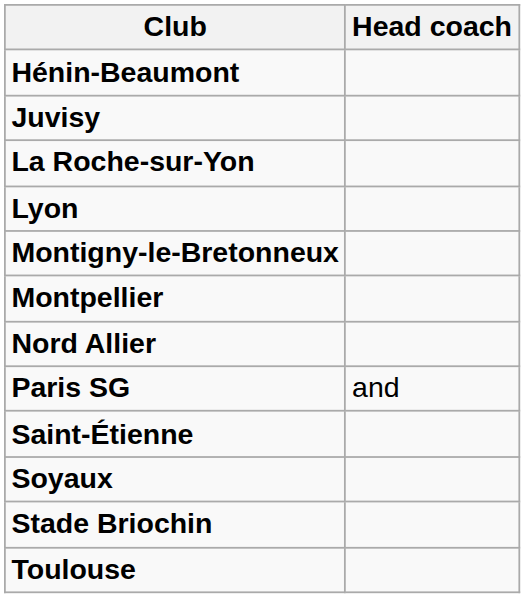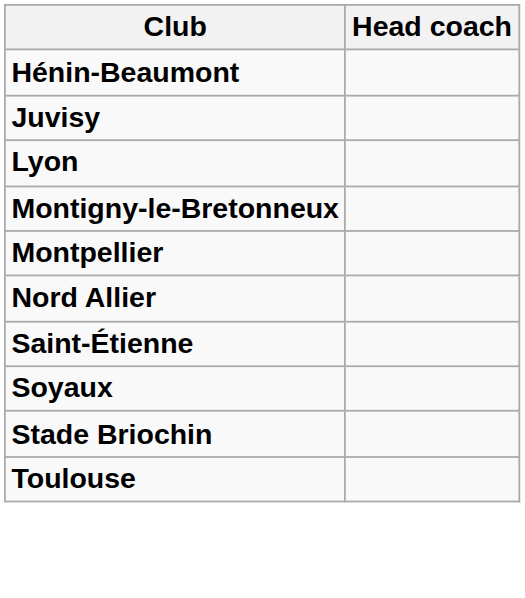- row: (133, 162)
- row: (71, 388)
